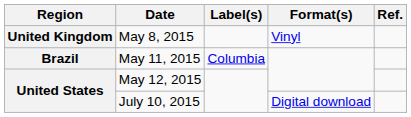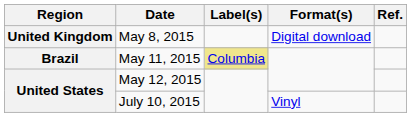(286, 36) Vinyl -> (321, 36) Digital download
(236, 58) no background -> (236, 58) khaki background
(321, 101) Digital download -> (286, 101) Vinyl
